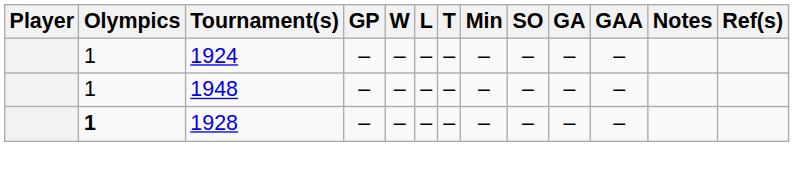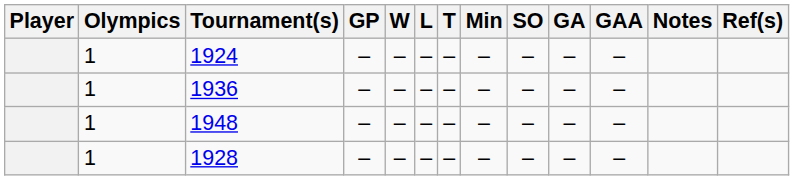+ row: (214, 89)
(90, 123) bold -> (90, 157) normal
